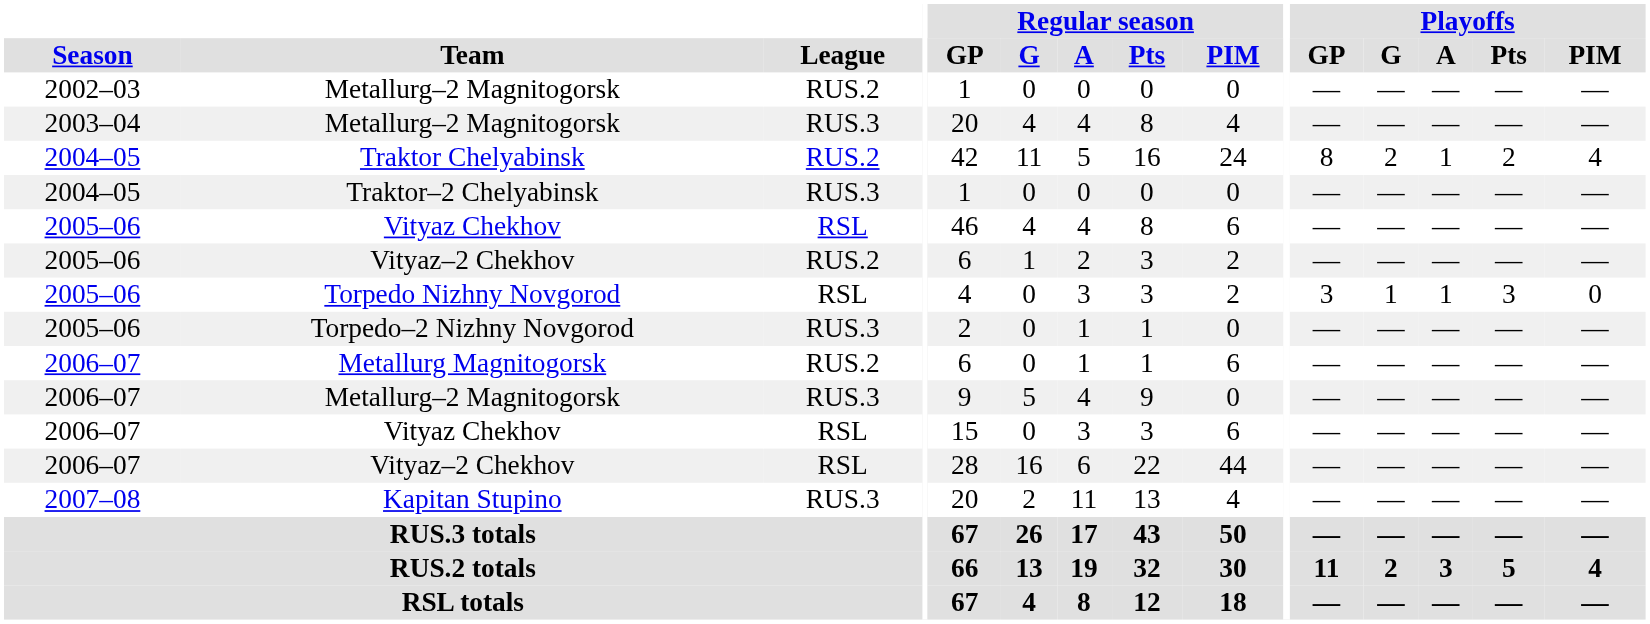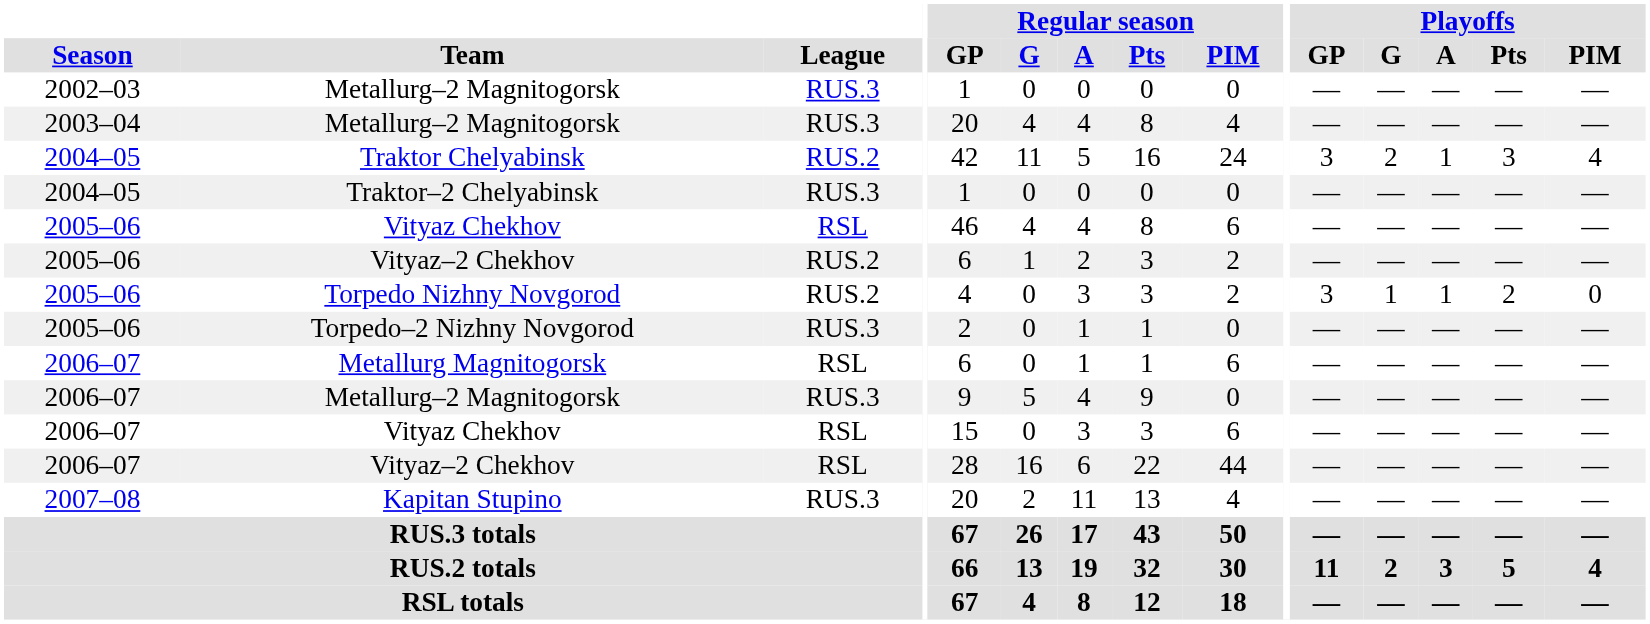(843, 89) RUS.2 -> (843, 89) RUS.3
(1327, 157) 8 -> (1327, 157) 3
(1509, 157) 2 -> (1509, 157) 3
(843, 294) RSL -> (843, 294) RUS.2
(1509, 294) 3 -> (1509, 294) 2
(843, 362) RUS.2 -> (843, 362) RSL
